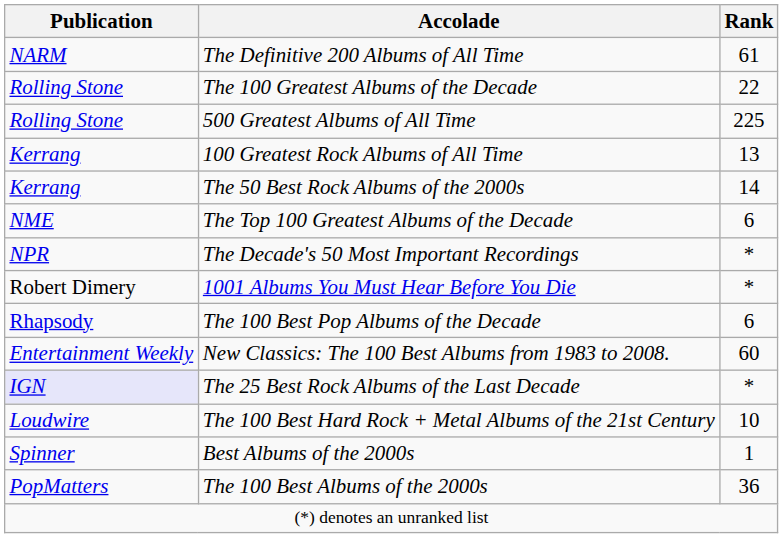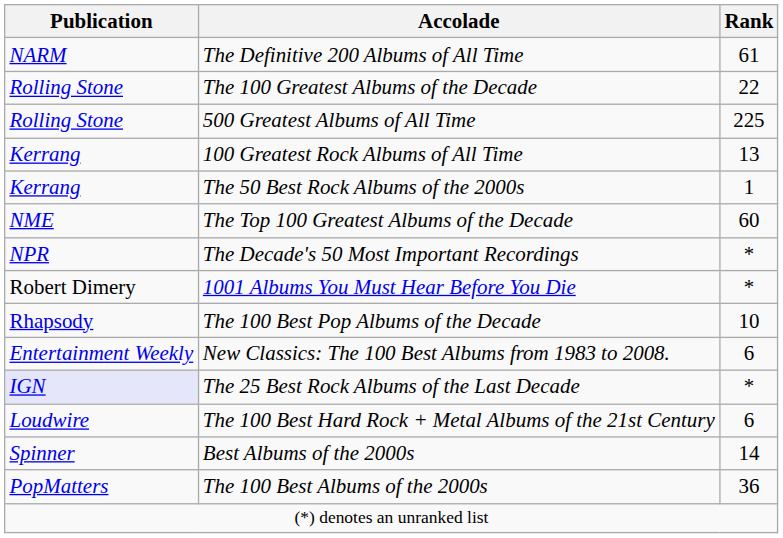(749, 187) 14 -> (749, 187) 1
(749, 220) 6 -> (749, 220) 60
(749, 320) 6 -> (749, 320) 10
(749, 353) 60 -> (749, 353) 6
(749, 420) 10 -> (749, 420) 6
(749, 453) 1 -> (749, 453) 14
